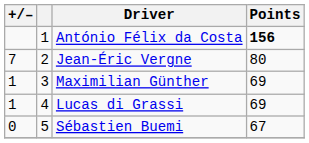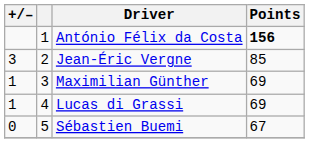(12, 60) 7 -> (12, 60) 3
(258, 60) 80 -> (258, 60) 85
